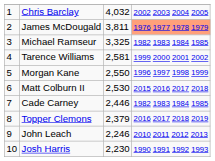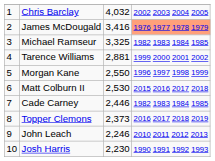(117, 27) 3,811 -> (118, 27) 3,416
(118, 57) 2,581 -> (118, 57) 2,881
(118, 118) 2,379 -> (118, 118) 2,373
